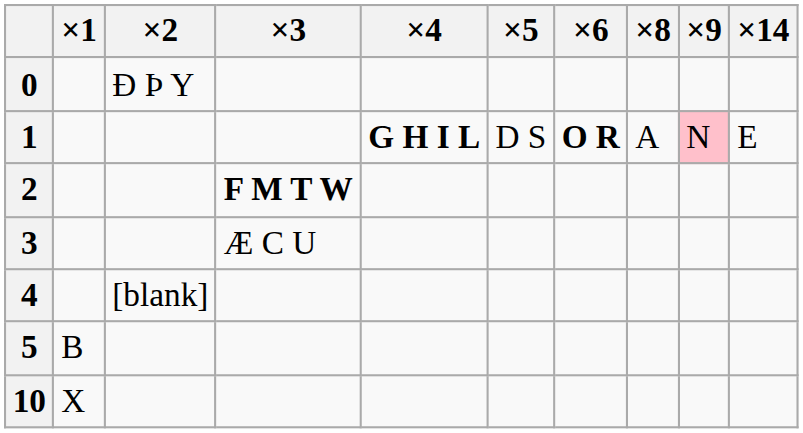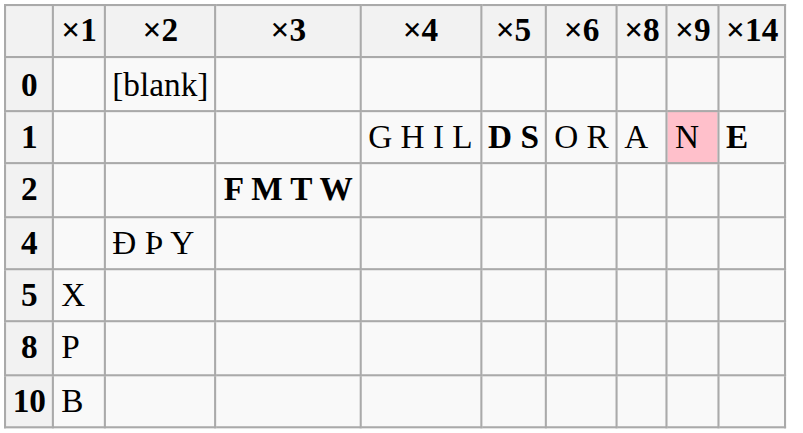(153, 83) Ð Þ Y -> (160, 83) [blank]
(424, 136) bold -> (420, 136) normal
(521, 136) normal -> (513, 136) bold
(591, 136) bold -> (582, 136) normal
(747, 136) normal -> (737, 136) bold
- row: (29, 242)
(160, 294) [blank] -> (153, 242) Ð Þ Y
(72, 347) B -> (73, 294) X
+ row: (29, 347)
(73, 400) X -> (72, 400) B
